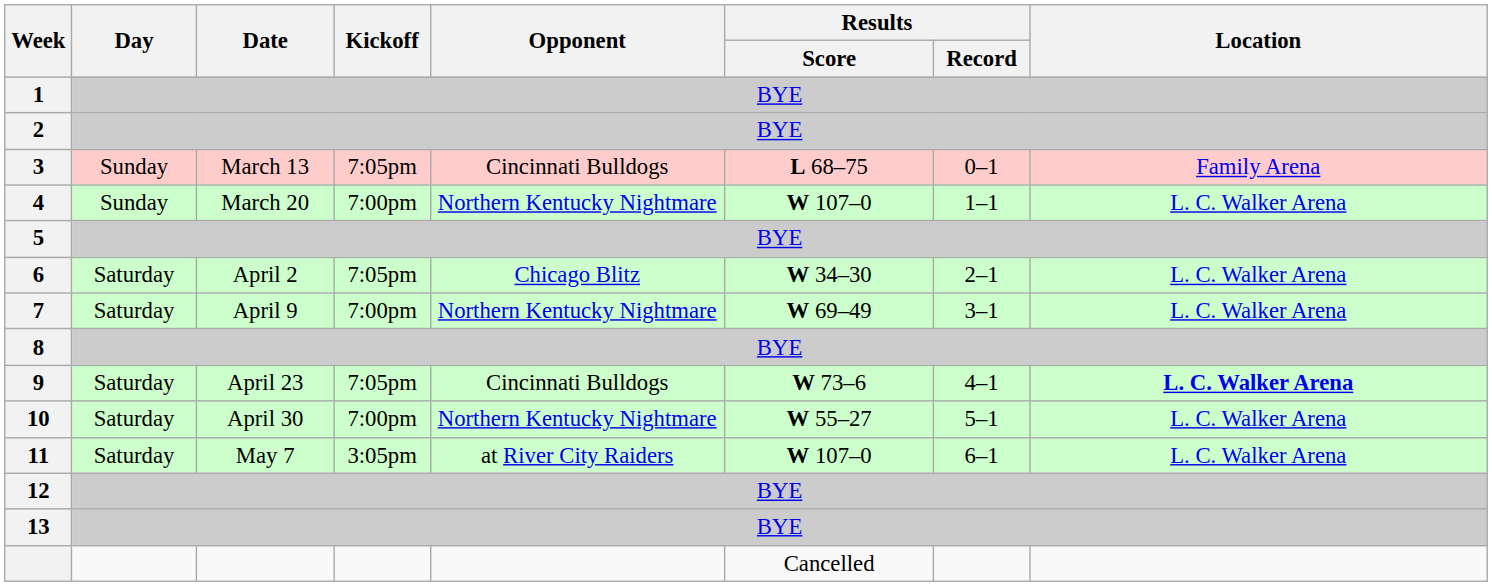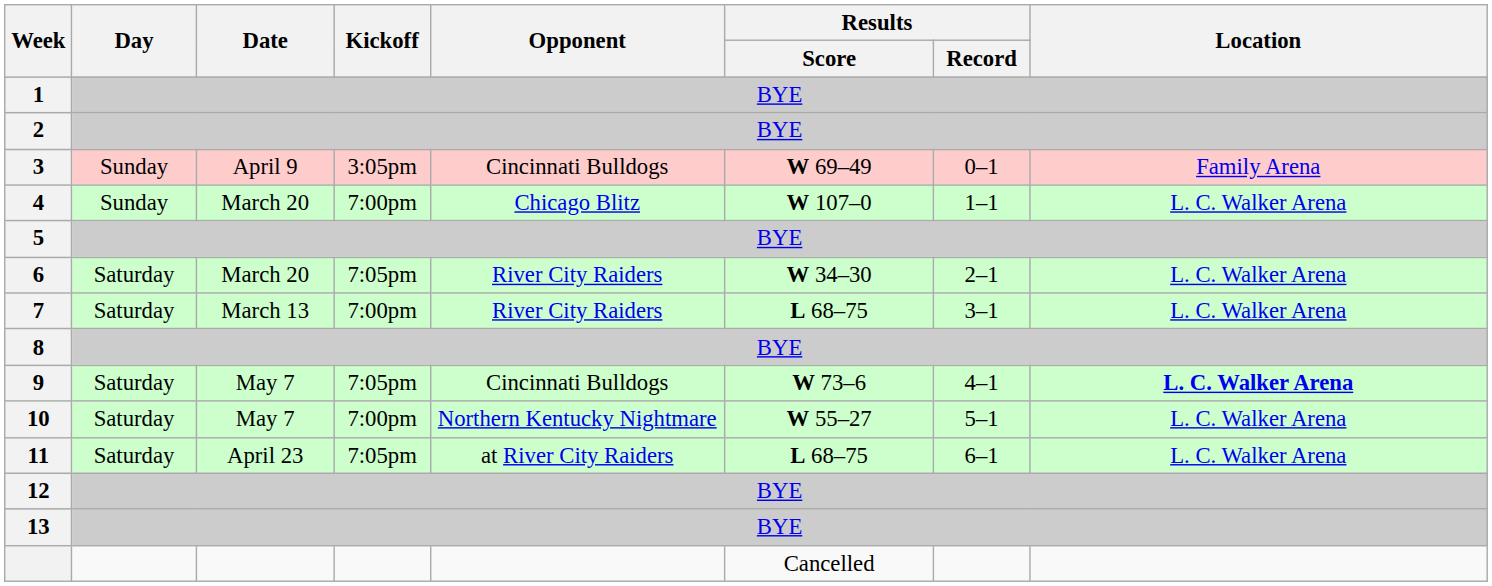(265, 166) March 13 -> (265, 166) April 9
(382, 166) 7:05pm -> (382, 166) 3:05pm
(829, 166) L 68–75 -> (829, 166) W 69–49
(577, 202) Northern Kentucky Nightmare -> (577, 202) Chicago Blitz
(265, 274) April 2 -> (265, 274) March 20
(577, 274) Chicago Blitz -> (577, 274) River City Raiders
(265, 310) April 9 -> (265, 310) March 13
(577, 310) Northern Kentucky Nightmare -> (577, 310) River City Raiders
(829, 310) W 69–49 -> (829, 310) L 68–75
(265, 382) April 23 -> (265, 382) May 7
(265, 418) April 30 -> (265, 418) May 7
(265, 454) May 7 -> (265, 454) April 23
(382, 454) 3:05pm -> (382, 454) 7:05pm
(829, 454) W 107–0 -> (829, 454) L 68–75
